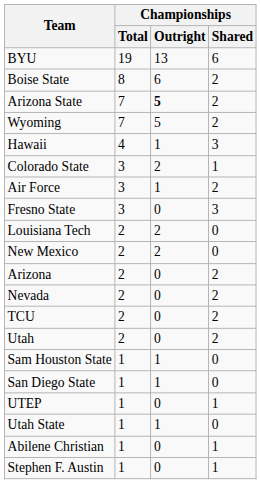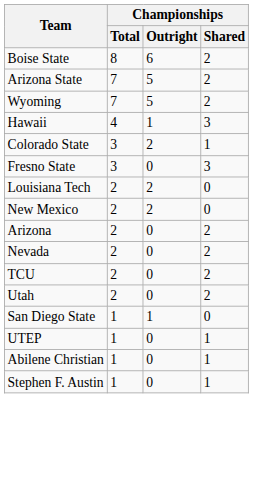- row: (22, 58)
(158, 101) bold -> (150, 79) normal
- row: (34, 187)
- row: (60, 360)
- row: (36, 425)
